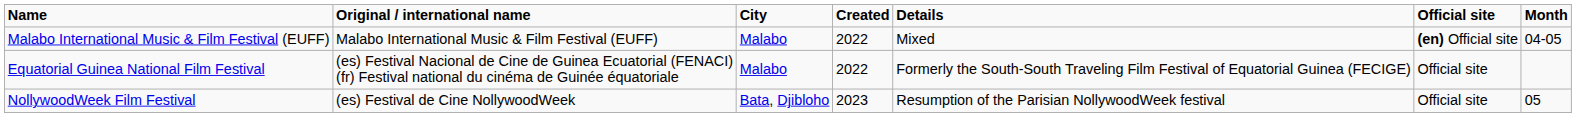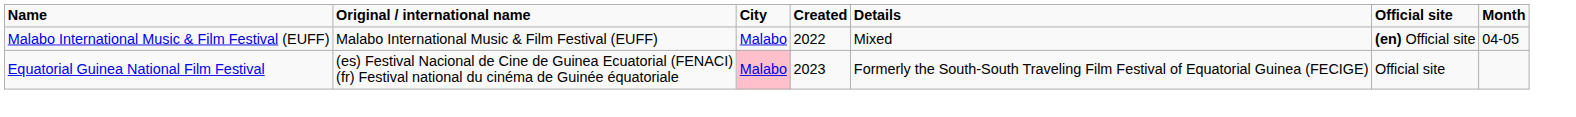(763, 69) no background -> (763, 69) pink background
(852, 69) 2022 -> (810, 69) 2023
- row: (102, 100)
